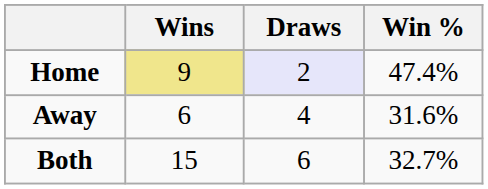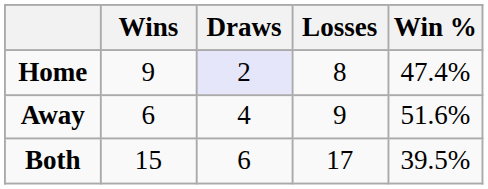+ column: (340, 27)
(184, 71) khaki background -> (148, 71) no background
(423, 116) 31.6% -> (435, 116) 51.6%
(423, 161) 32.7% -> (435, 161) 39.5%
